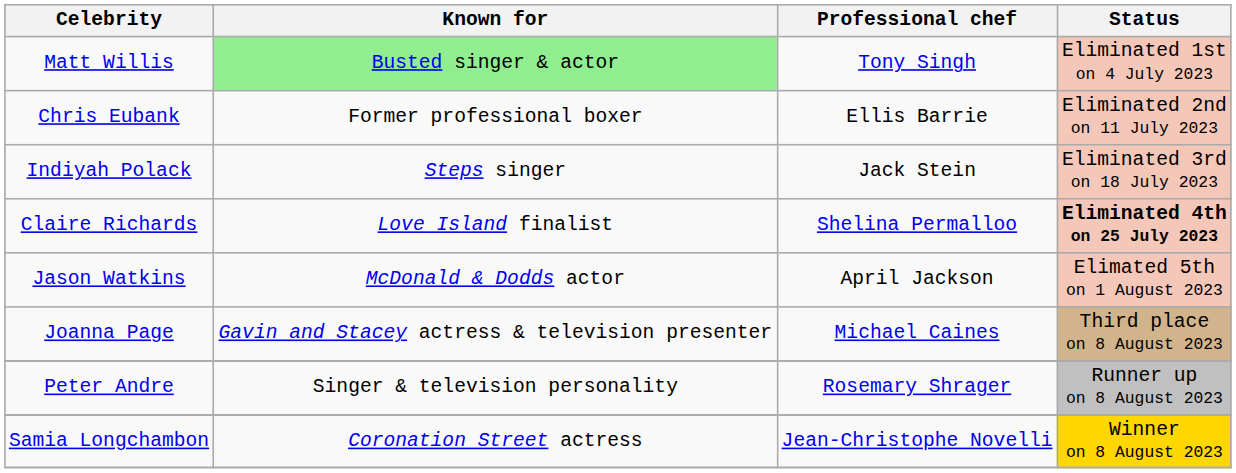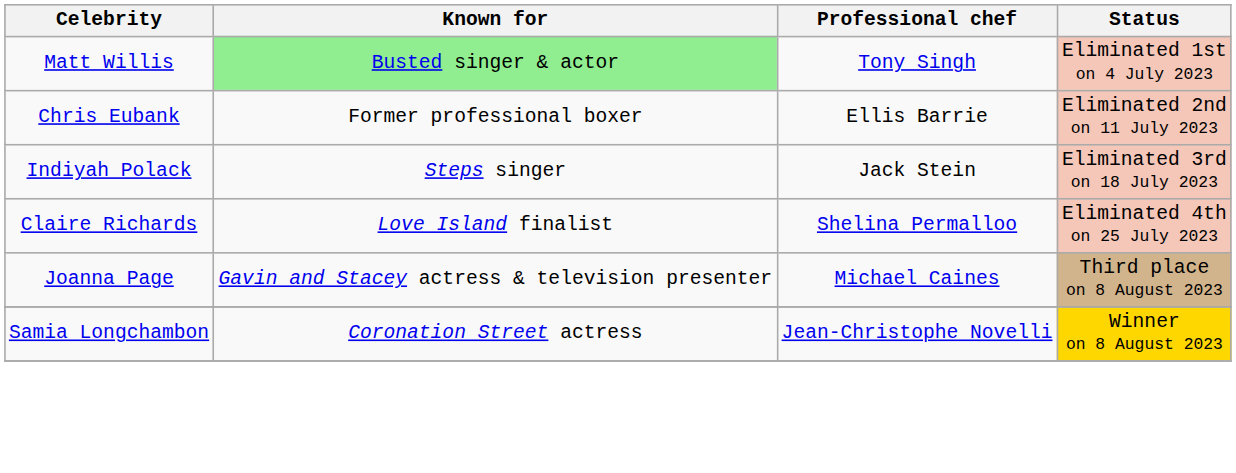(1144, 225) bold -> (1144, 225) normal
- row: (109, 279)
- row: (109, 387)
